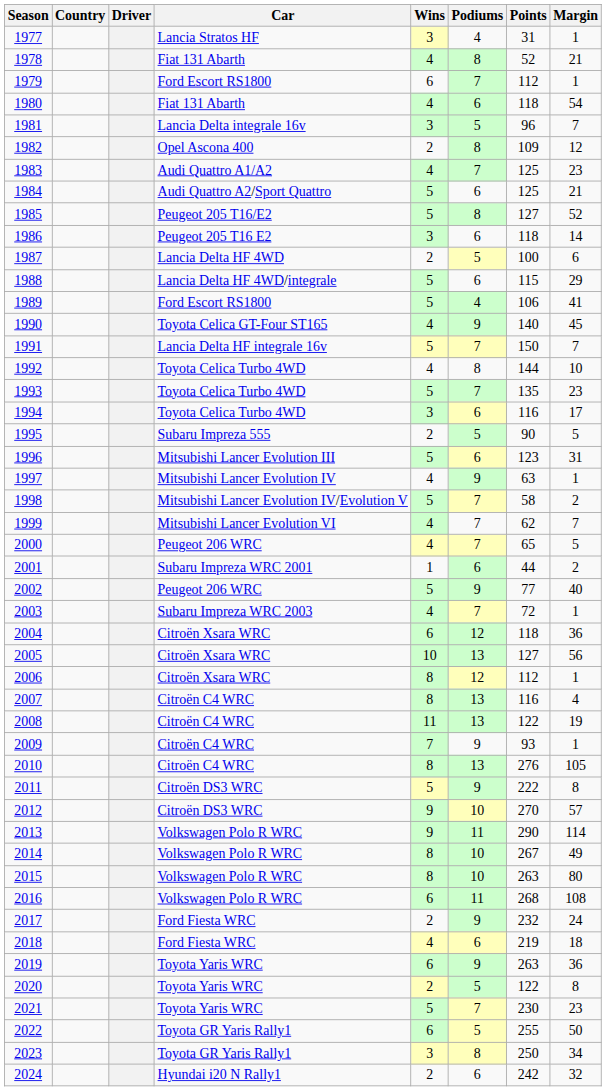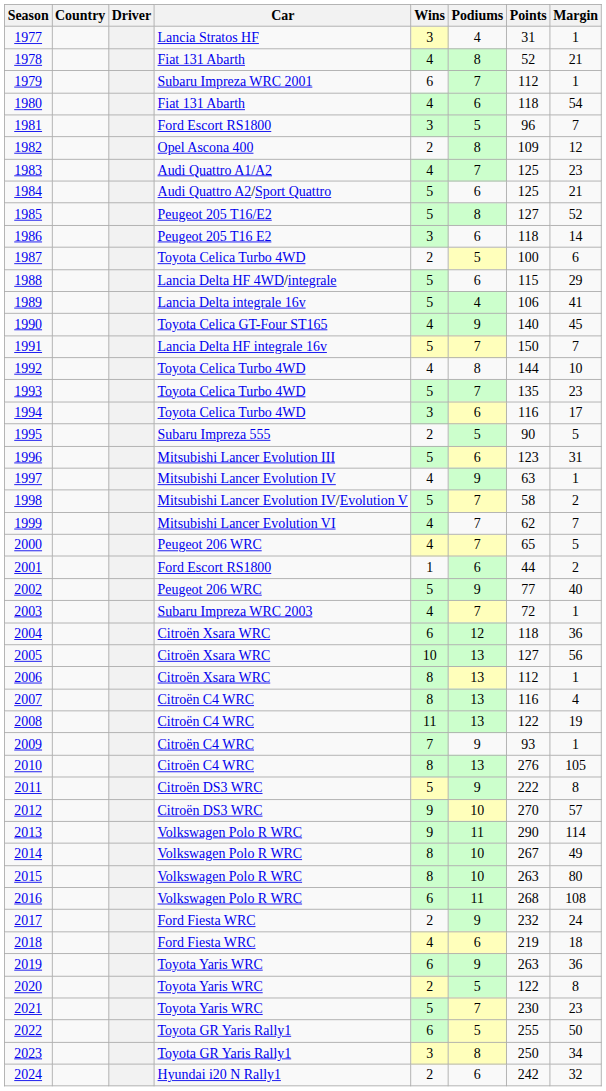(214, 81) Ford Escort RS1800 -> (235, 81) Subaru Impreza WRC 2001
(232, 125) Lancia Delta integrale 16v -> (214, 125) Ford Escort RS1800
(221, 258) Lancia Delta HF 4WD -> (232, 258) Toyota Celica Turbo 4WD
(214, 302) Ford Escort RS1800 -> (232, 302) Lancia Delta integrale 16v
(235, 567) Subaru Impreza WRC 2001 -> (214, 567) Ford Escort RS1800
(477, 677) 12 -> (477, 677) 13
